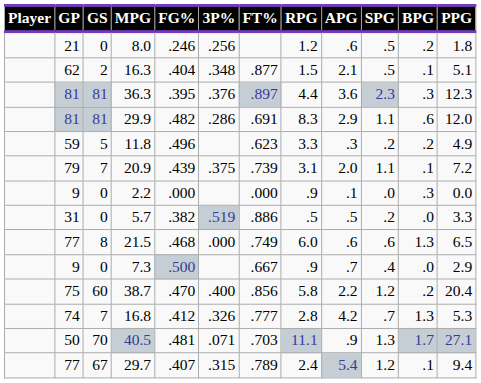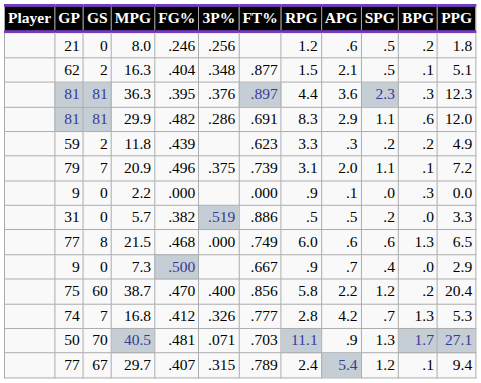(104, 143) 5 -> (104, 143) 2
(182, 143) .496 -> (182, 143) .439
(182, 168) .439 -> (182, 168) .496
